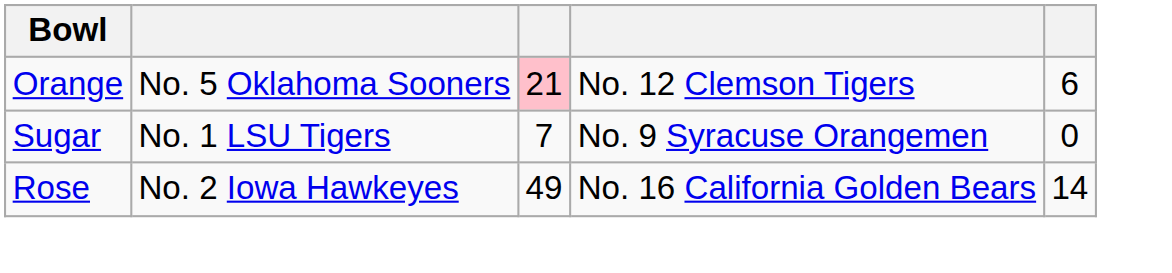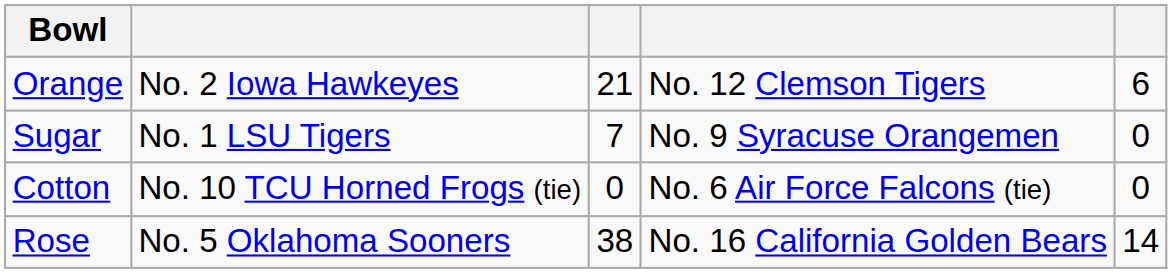(324, 83) No. 5 Oklahoma Sooners -> (299, 83) No. 2 Iowa Hawkeyes
(544, 83) pink background -> (615, 83) no background
+ row: (61, 188)
(299, 188) No. 2 Iowa Hawkeyes -> (324, 240) No. 5 Oklahoma Sooners
(544, 188) 49 -> (615, 240) 38
